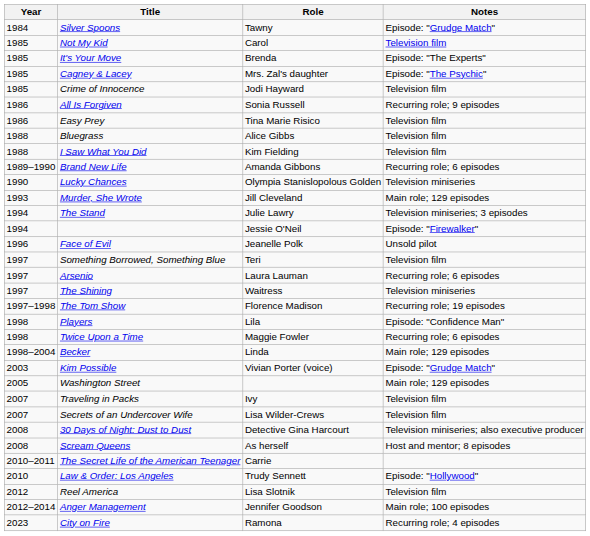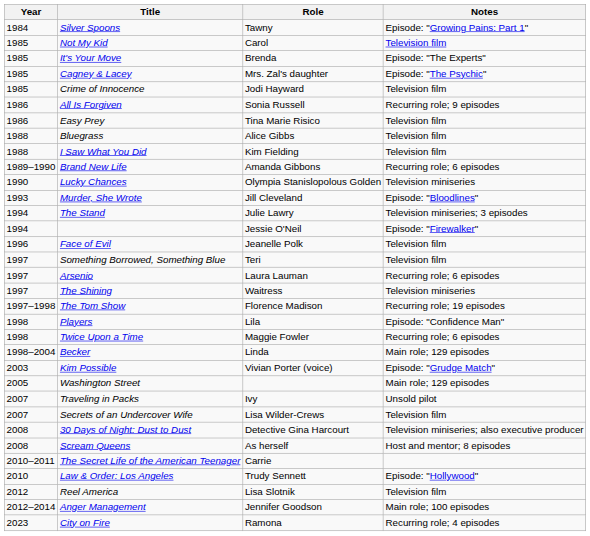(440, 27) Episode: "Grudge Match" -> (457, 27) Episode: "Growing Pains: Part 1"
(437, 197) Main role; 129 episodes -> (432, 197) Episode: "Bloodlines"
(411, 244) Unsold pilot -> (416, 244) Television film
(416, 399) Television film -> (411, 399) Unsold pilot
